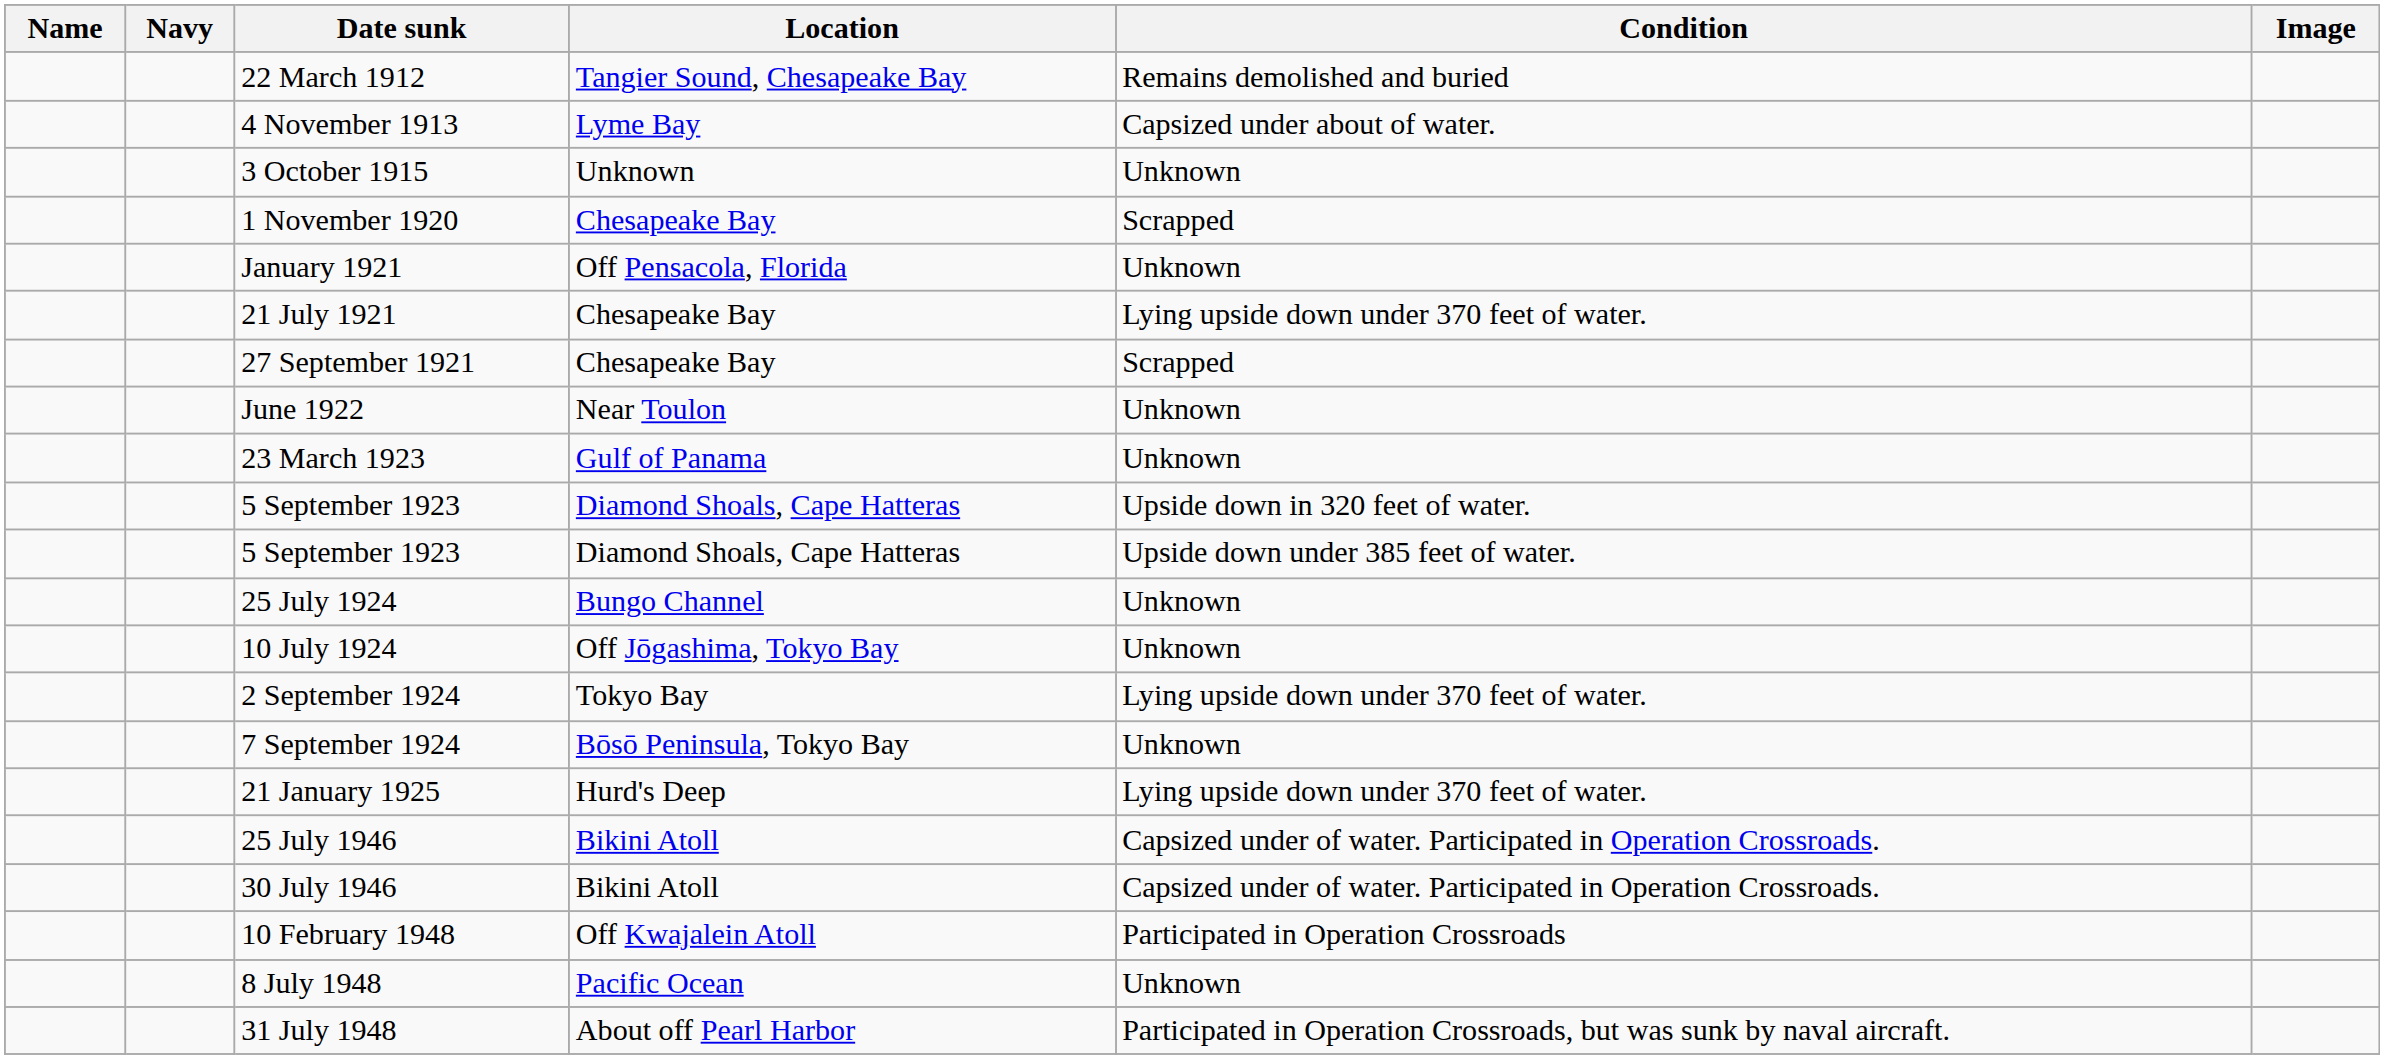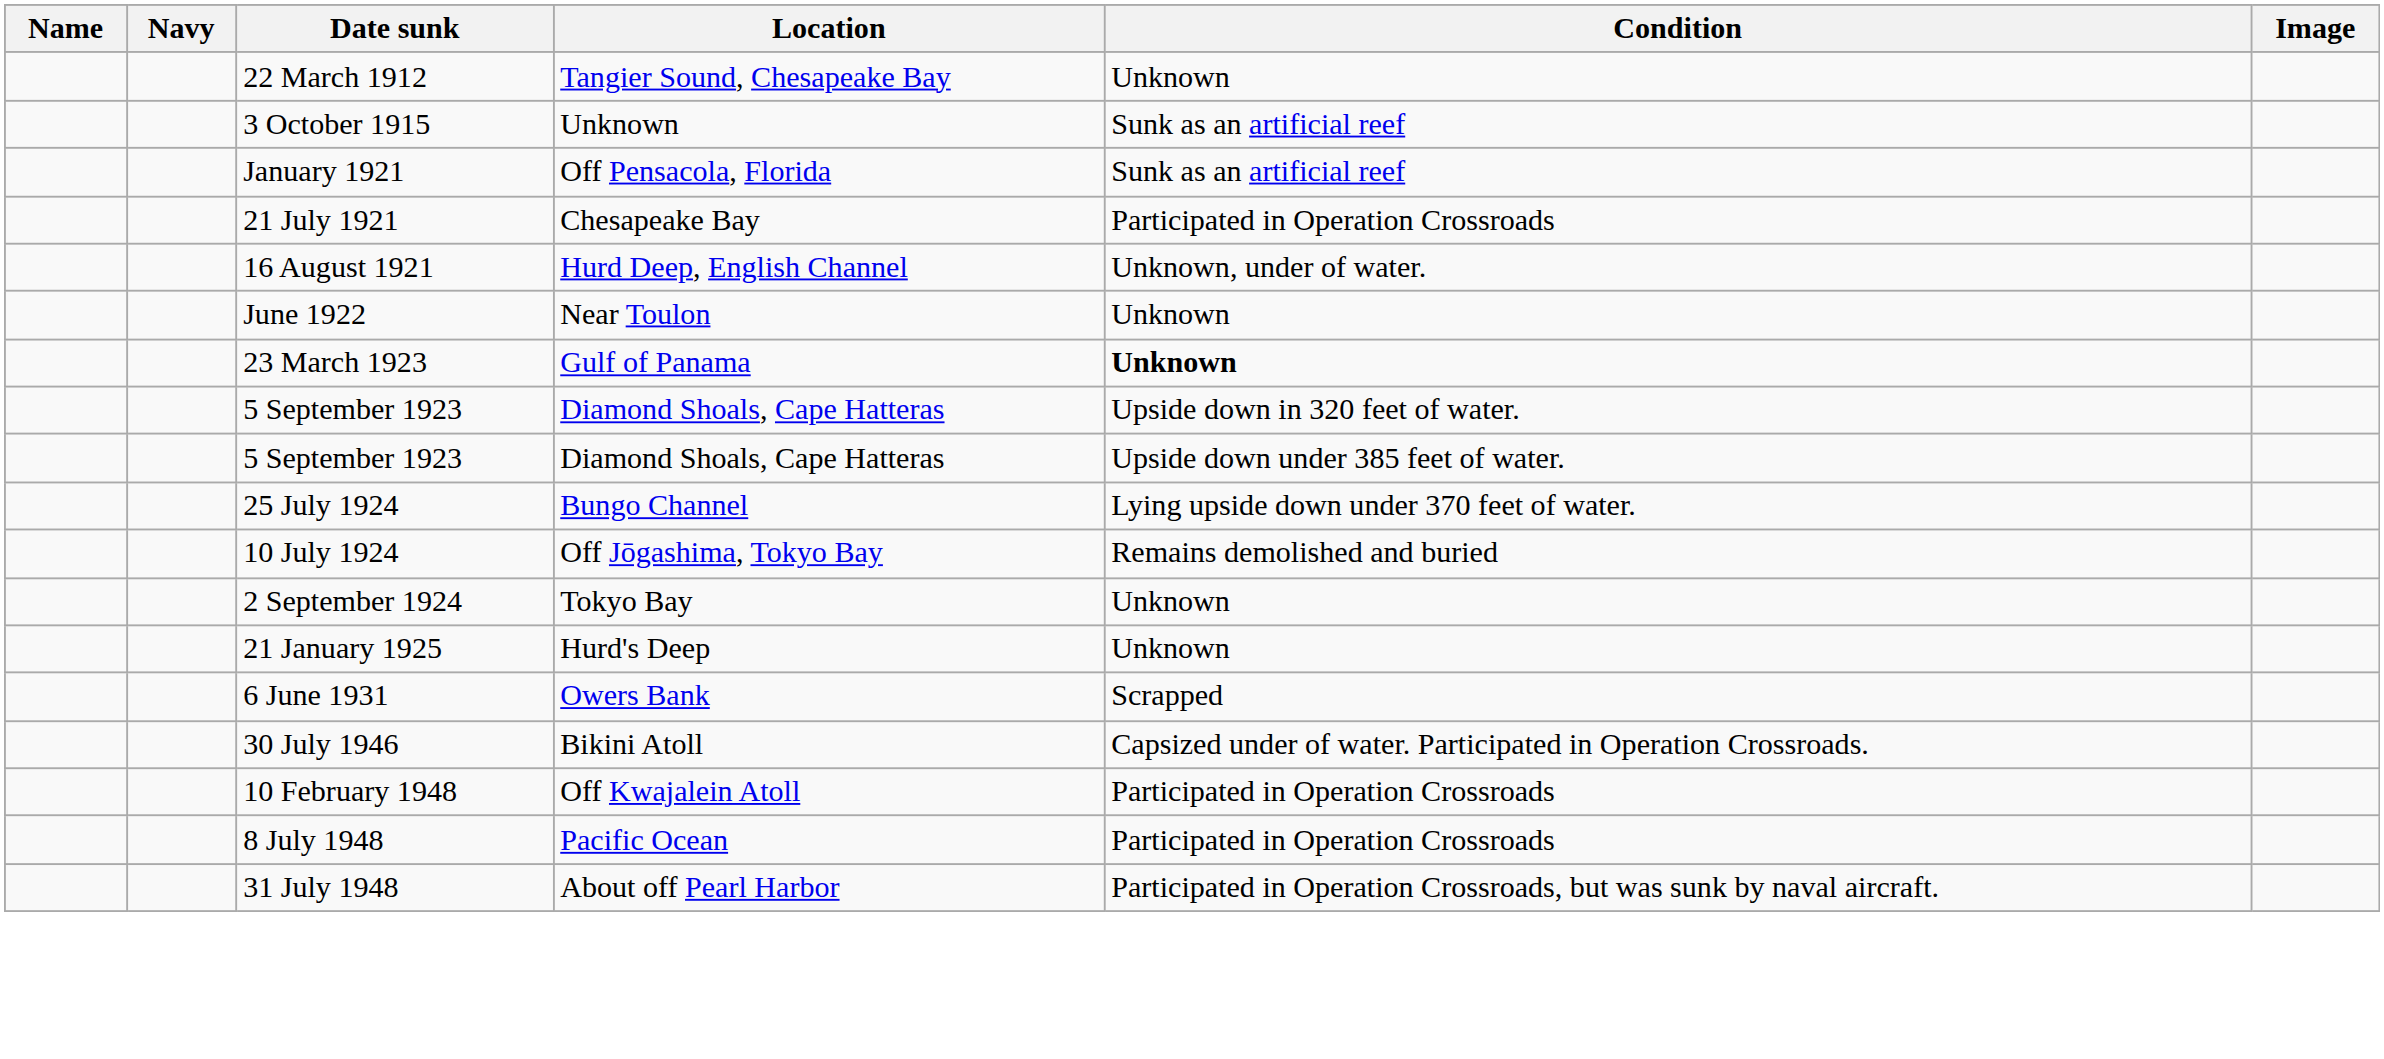(1316, 76) Remains demolished and buried -> (1171, 76) Unknown
- row: (350, 123)
(1181, 171) Unknown -> (1258, 123) Sunk as an artificial reef
- row: (350, 219)
(1181, 266) Unknown -> (1258, 171) Sunk as an artificial reef
(1384, 314) Lying upside down under 370 feet of water. -> (1333, 219) Participated in Operation Crossroads
+ row: (338, 266)
- row: (358, 362)
(1181, 457) normal -> (1174, 362) bold
(1181, 600) Unknown -> (1374, 505) Lying upside down under 370 feet of water.
(1181, 648) Unknown -> (1305, 553) Remains demolished and buried
(1384, 696) Lying upside down under 370 feet of water. -> (1171, 600) Unknown
- row: (351, 743)
(1384, 791) Lying upside down under 370 feet of water. -> (1171, 648) Unknown
+ row: (316, 696)
- row: (319, 839)
(1181, 982) Unknown -> (1333, 839) Participated in Operation Crossroads
